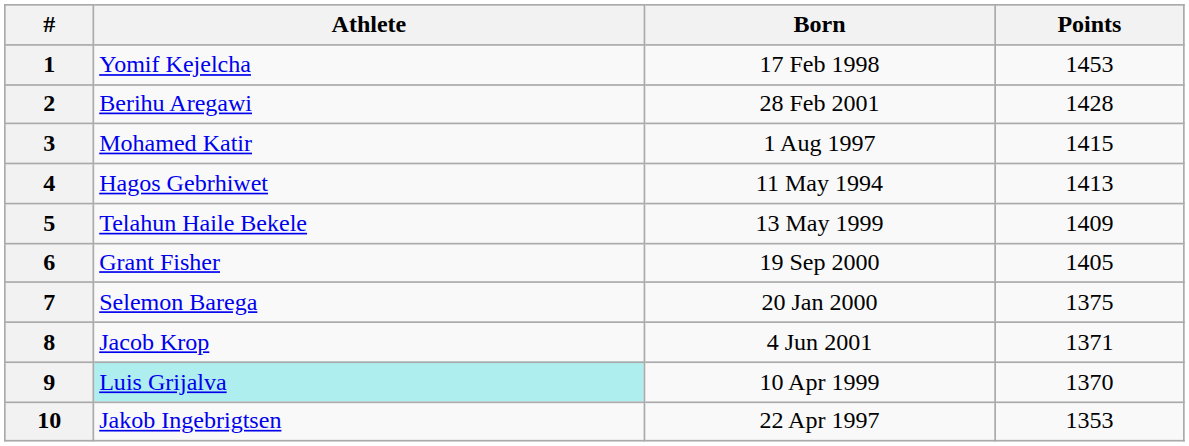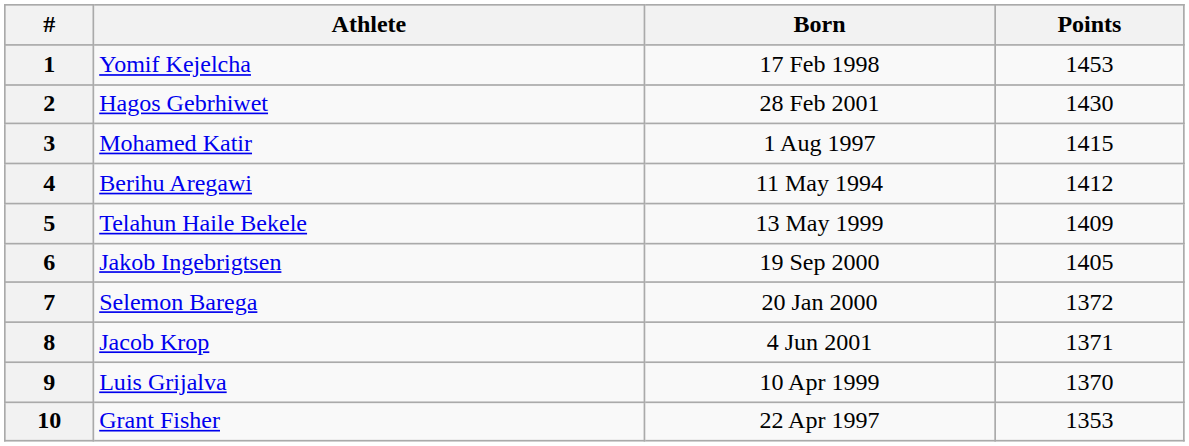(176, 104) Berihu Aregawi -> (184, 104) Hagos Gebrhiwet
(1089, 104) 1428 -> (1089, 104) 1430
(184, 183) Hagos Gebrhiwet -> (176, 183) Berihu Aregawi
(1089, 183) 1413 -> (1089, 183) 1412
(160, 262) Grant Fisher -> (190, 262) Jakob Ingebrigtsen
(1089, 302) 1375 -> (1089, 302) 1372
(163, 381) paleturquoise background -> (163, 381) no background
(190, 421) Jakob Ingebrigtsen -> (160, 421) Grant Fisher
